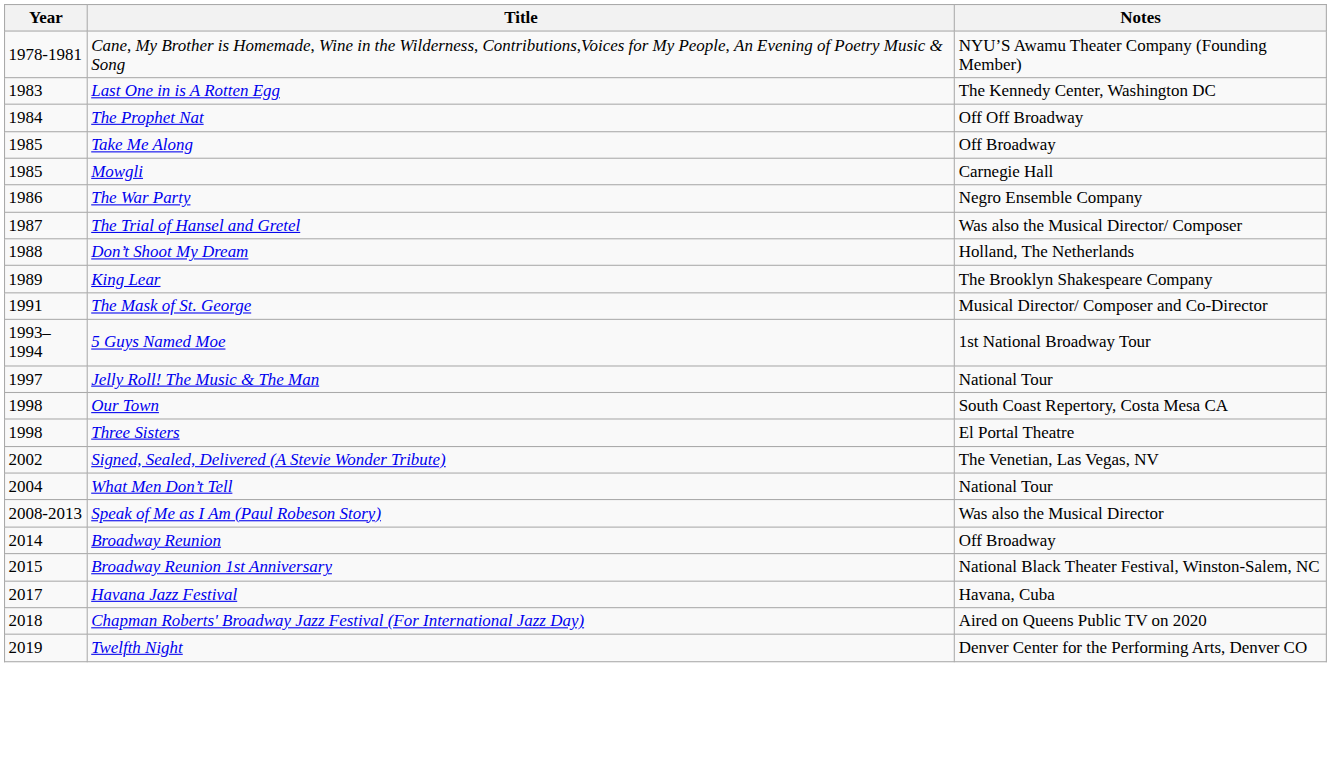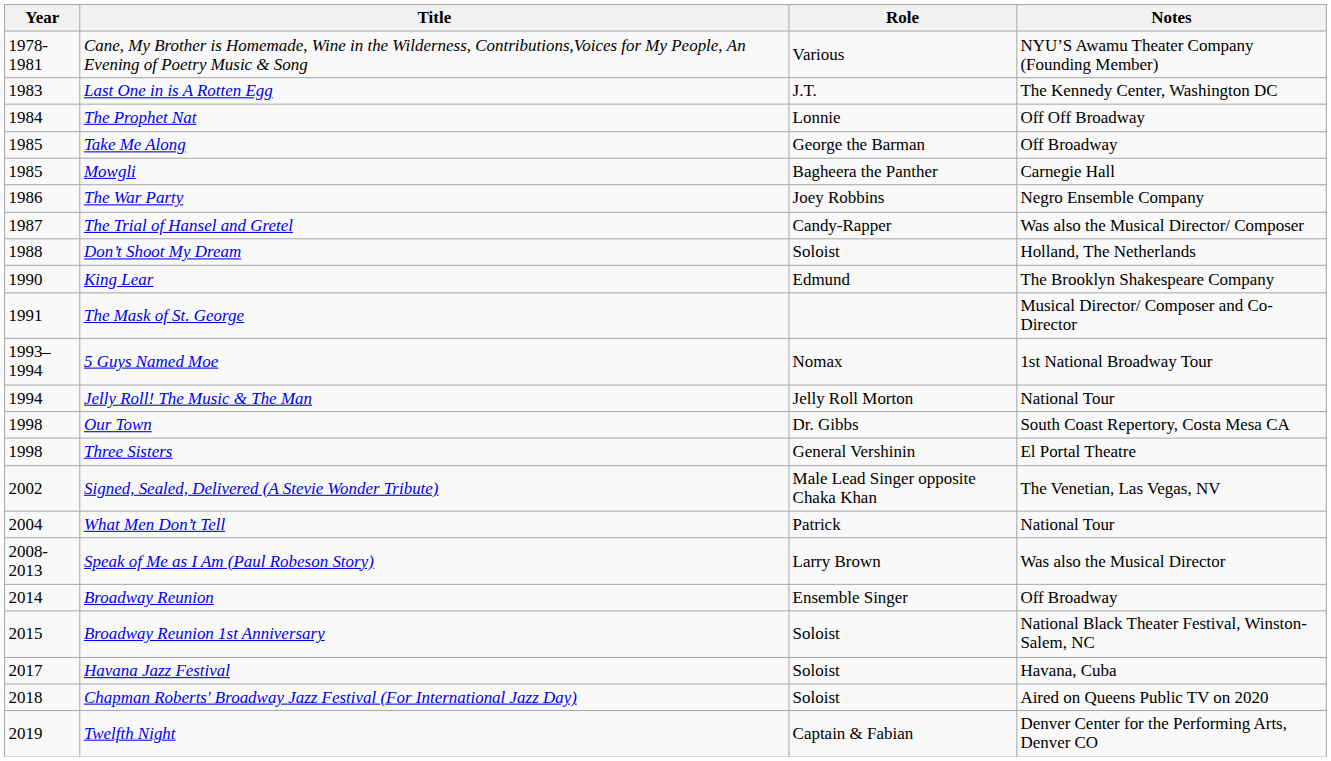+ column: (903, 17)
(25, 279) 1989 -> (25, 279) 1990
(25, 378) 1997 -> (25, 397) 1994
